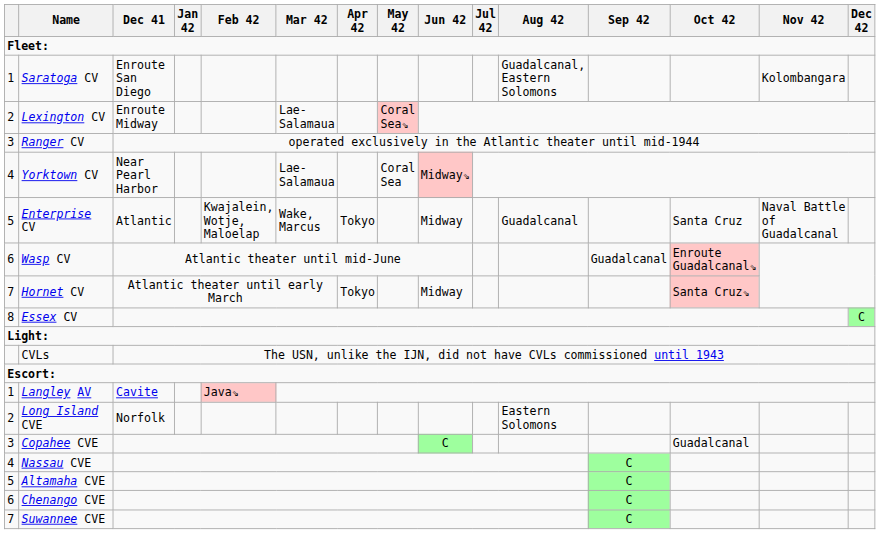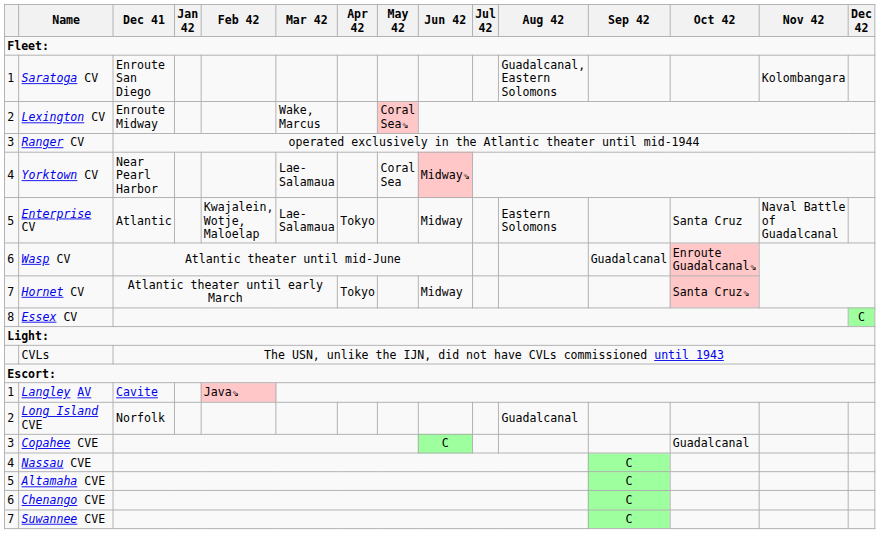(307, 117) Lae-Salamaua -> (300, 117) Wake, Marcus
(300, 220) Wake, Marcus -> (307, 220) Lae-Salamaua
(540, 220) Guadalcanal -> (529, 220) Eastern Solomons
(529, 418) Eastern Solomons -> (540, 418) Guadalcanal
